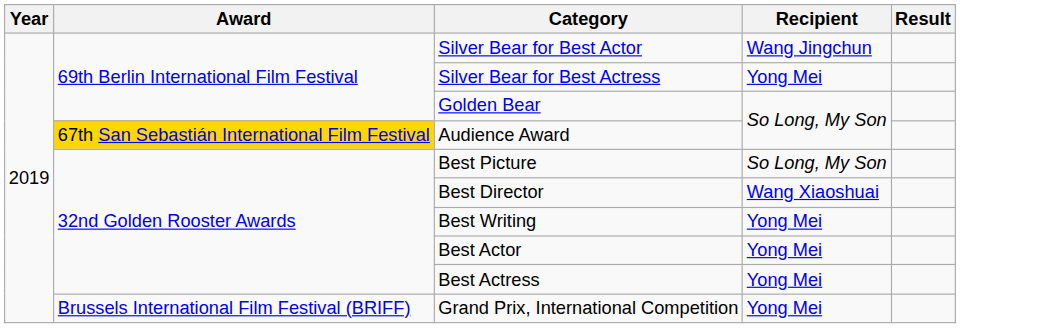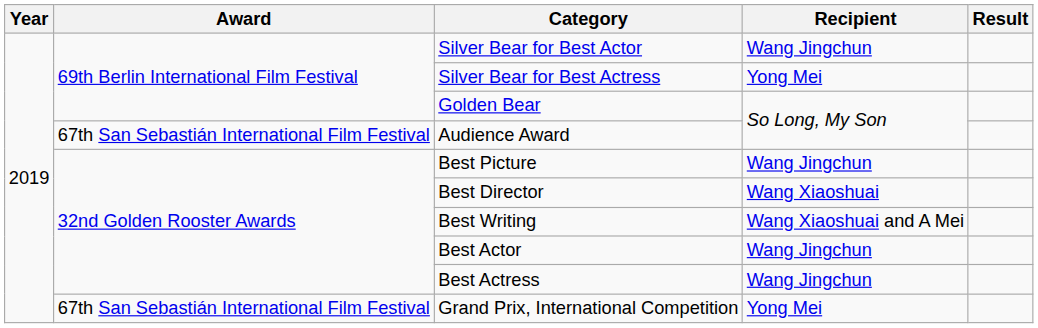(244, 134) gold background -> (244, 134) no background
(817, 163) So Long, My Son -> (809, 163) Wang Jingchun
(784, 221) Yong Mei -> (855, 221) Wang Xiaoshuai and A Mei
(784, 250) Yong Mei -> (809, 250) Wang Jingchun
(784, 279) Yong Mei -> (809, 279) Wang Jingchun
(234, 308) Brussels International Film Festival (BRIFF) -> (244, 308) 67th San Sebastián International Film Festival
